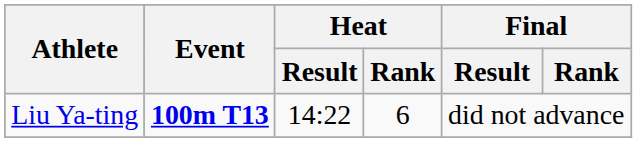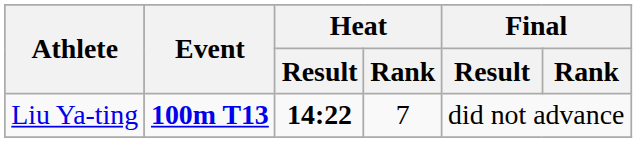(320, 114) normal -> (320, 114) bold
(403, 114) 6 -> (403, 114) 7
